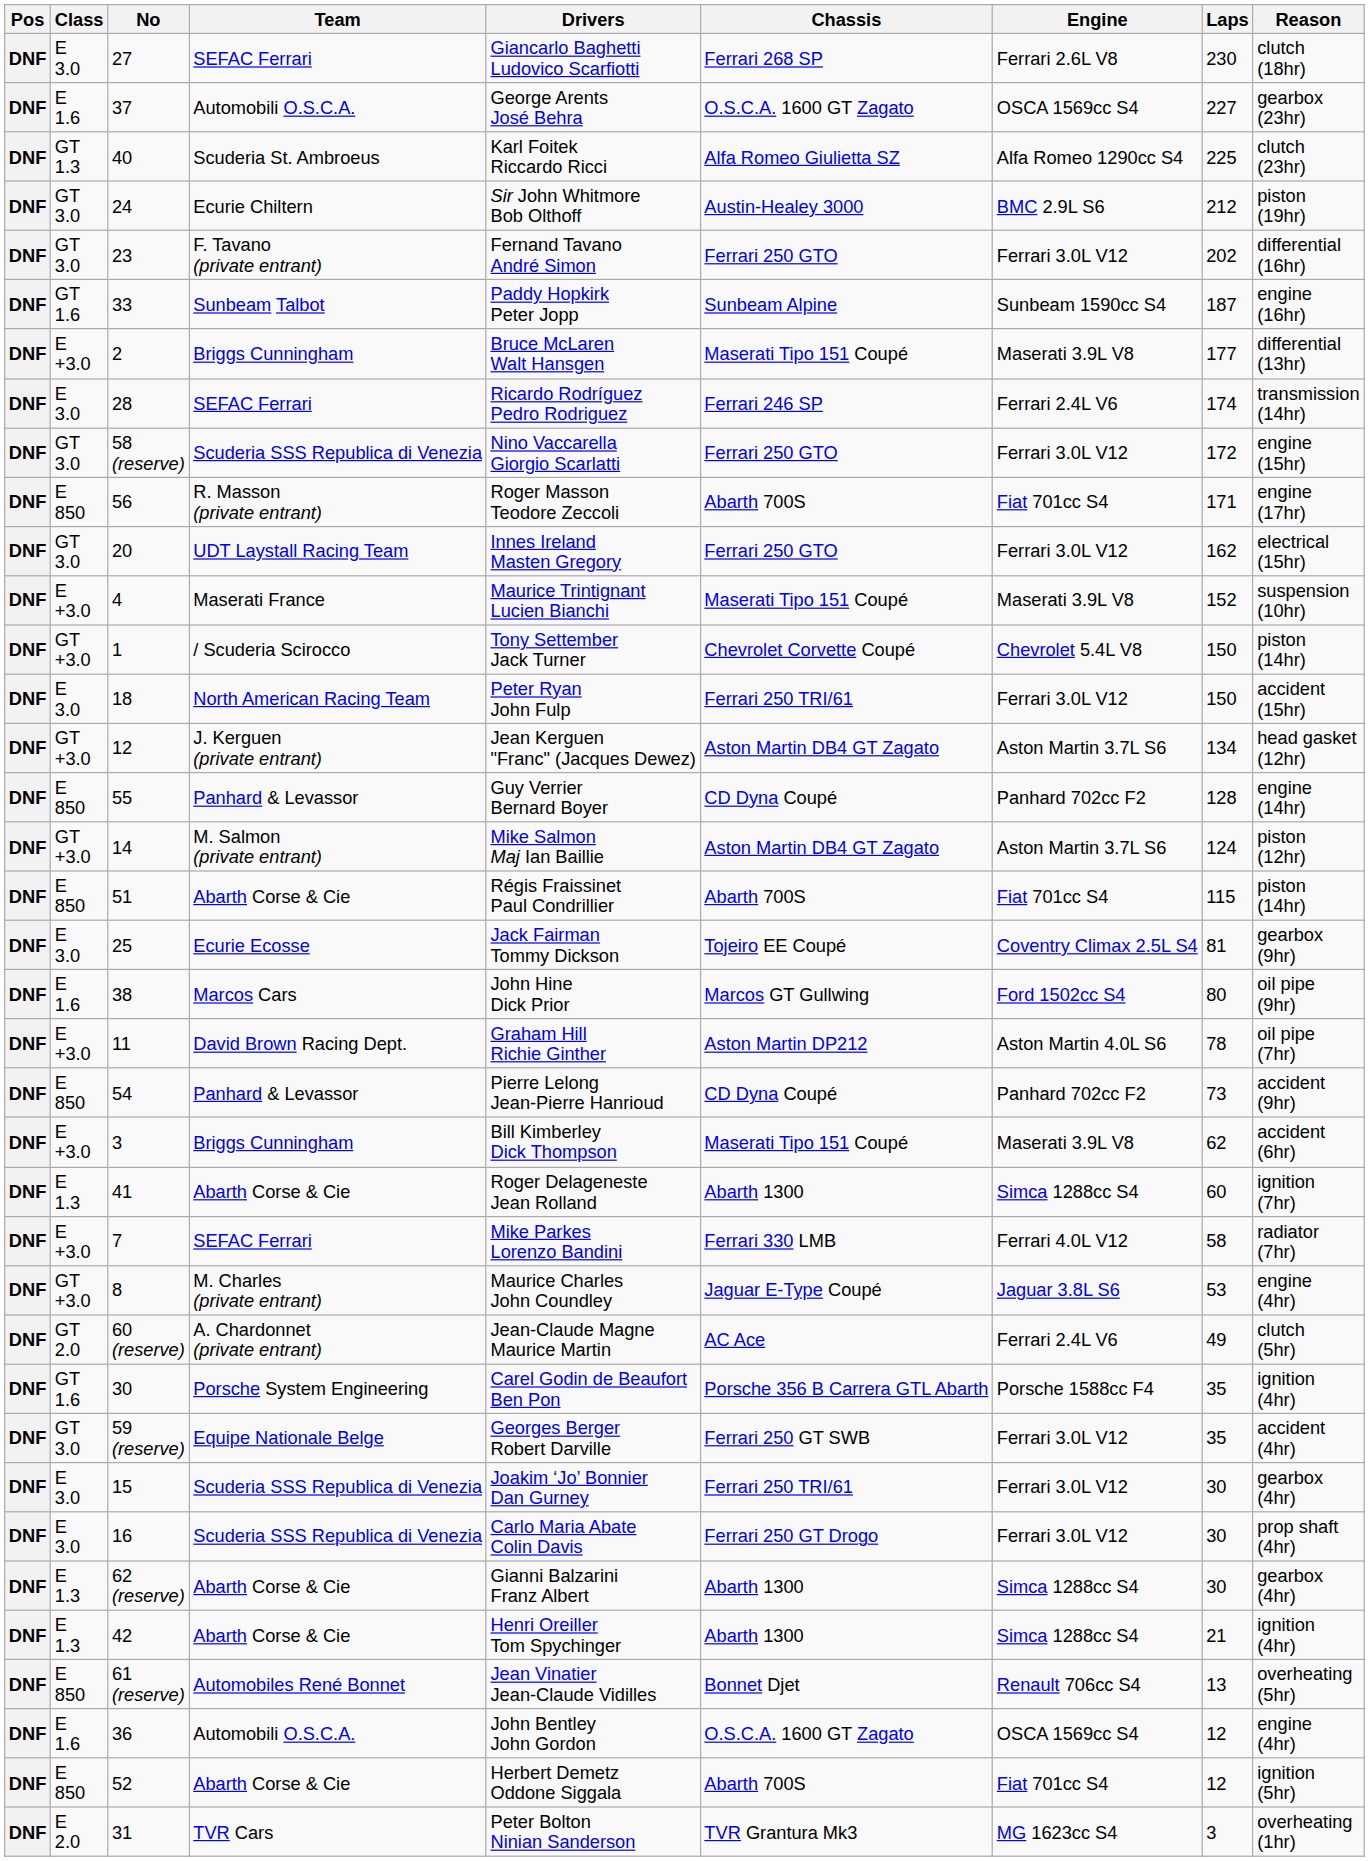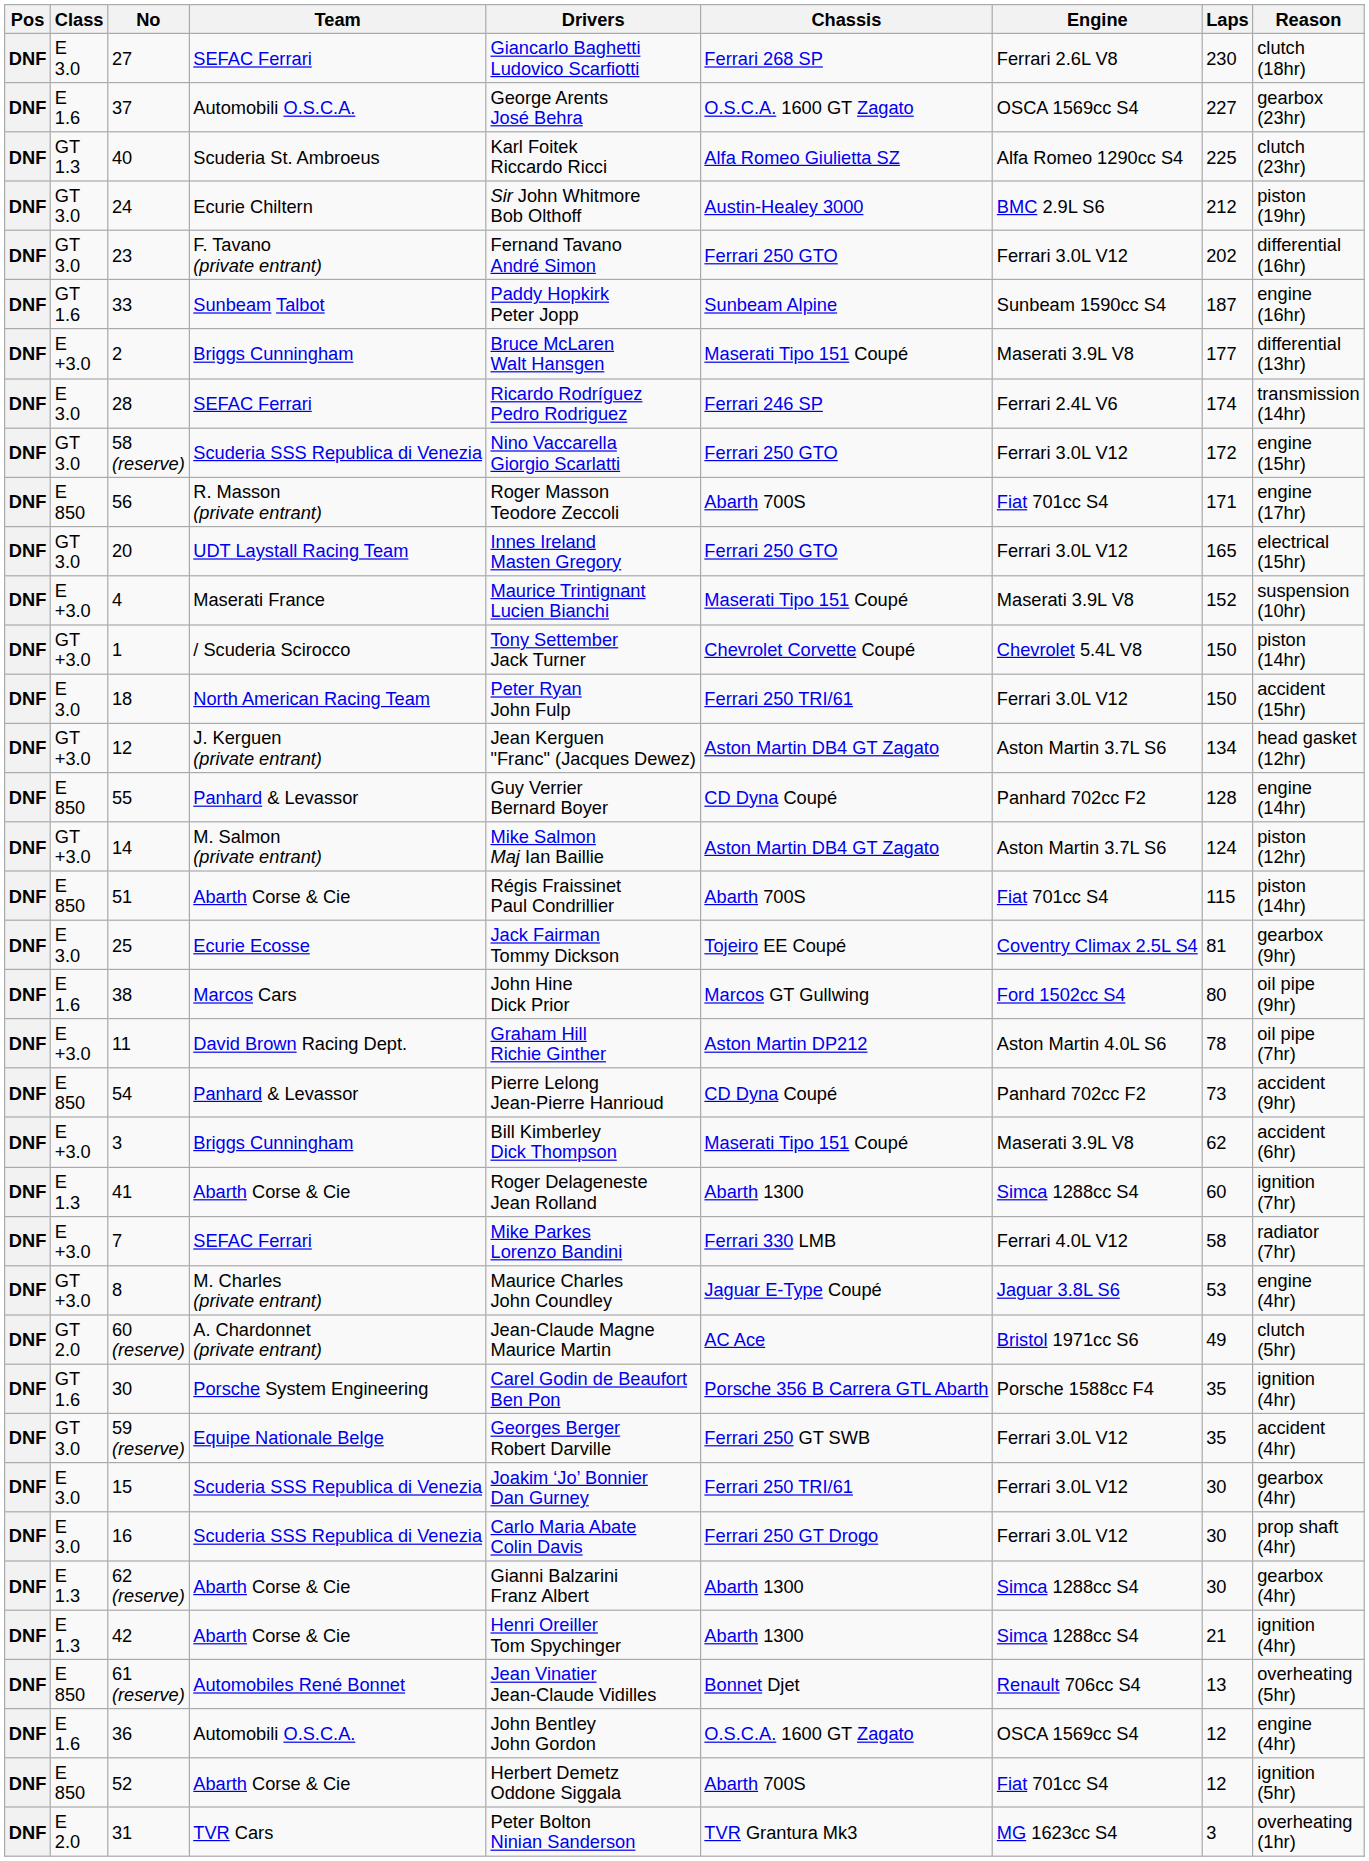(1221, 551) 162 -> (1221, 551) 165
(1057, 1339) Ferrari 2.4L V6 -> (1068, 1339) Bristol 1971cc S6
